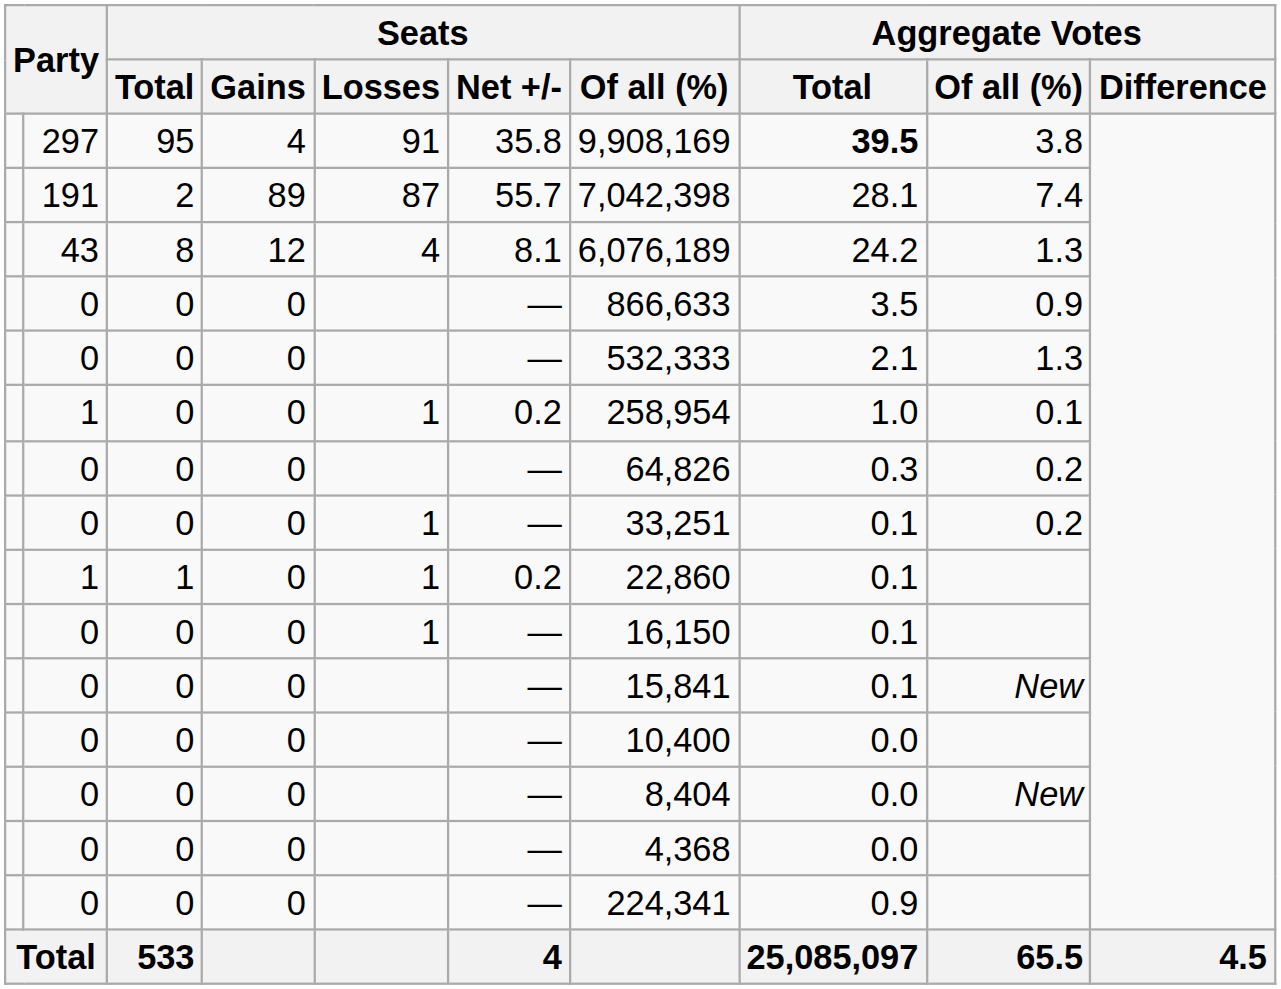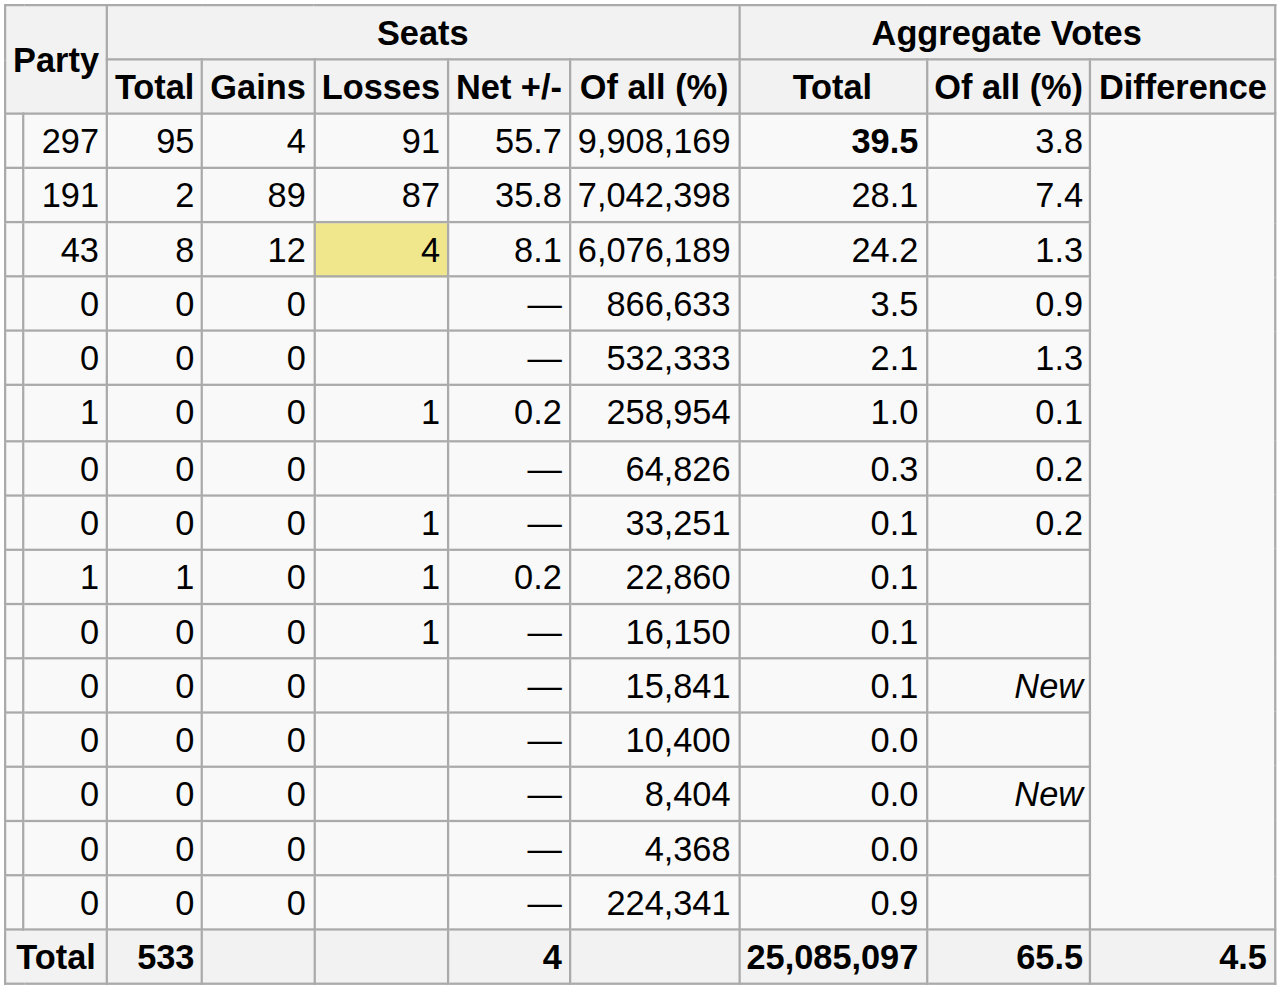(528, 141) 35.8 -> (528, 141) 55.7
(528, 196) 55.7 -> (528, 196) 35.8
(430, 250) no background -> (430, 250) khaki background
